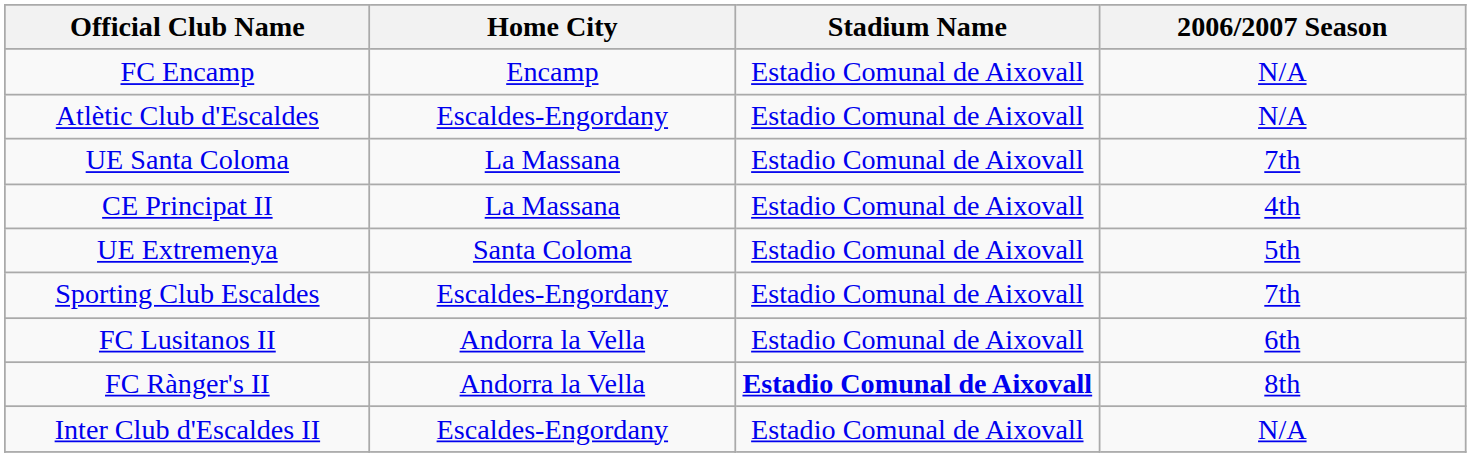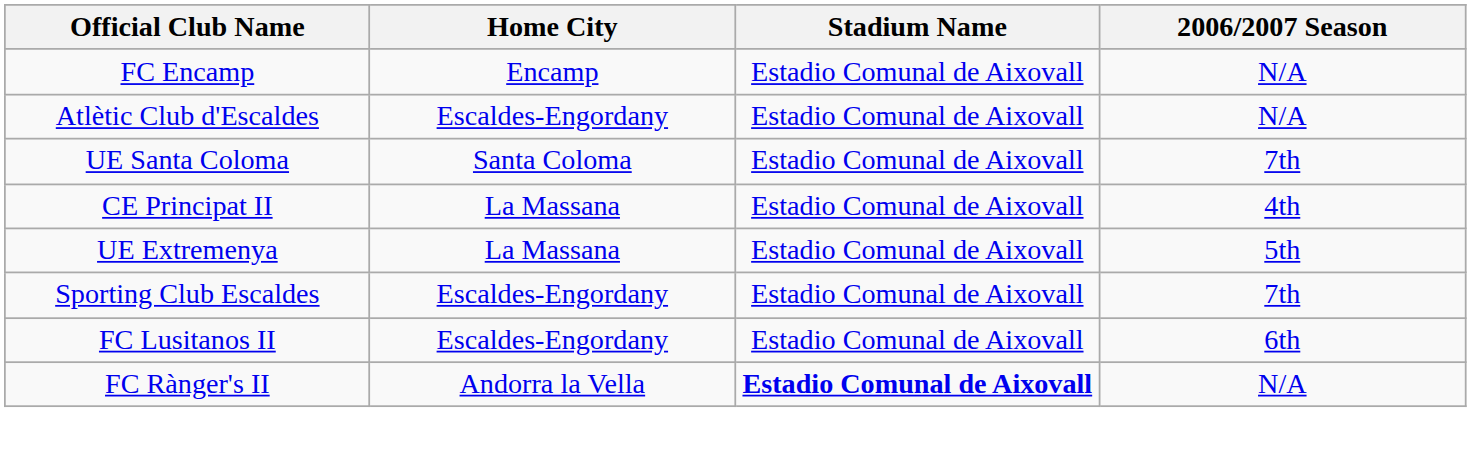(552, 160) La Massana -> (552, 160) Santa Coloma
(552, 250) Santa Coloma -> (552, 250) La Massana
(552, 339) Andorra la Vella -> (552, 339) Escaldes-Engordany
(1282, 384) 8th -> (1282, 384) N/A
- row: (187, 428)
